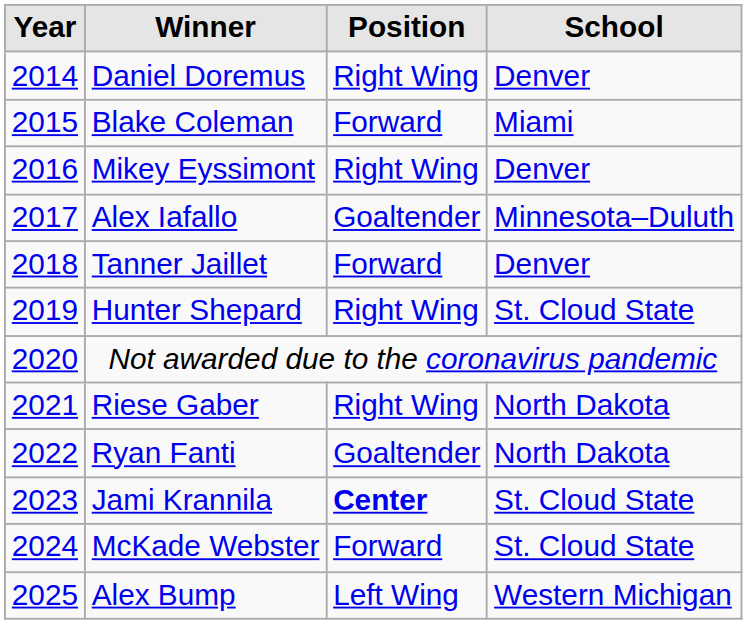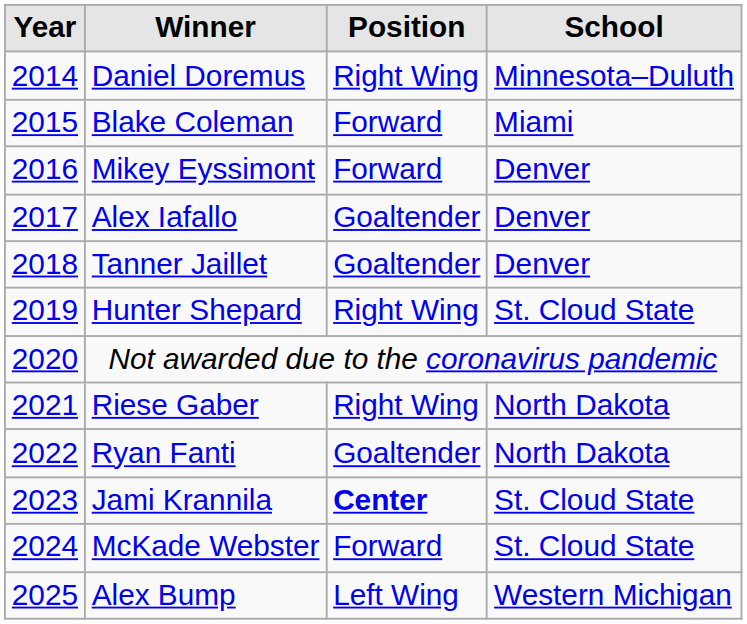(542, 75) Denver -> (614, 75) Minnesota–Duluth
(406, 169) Right Wing -> (388, 169) Forward
(614, 216) Minnesota–Duluth -> (542, 216) Denver
(388, 264) Forward -> (407, 264) Goaltender
